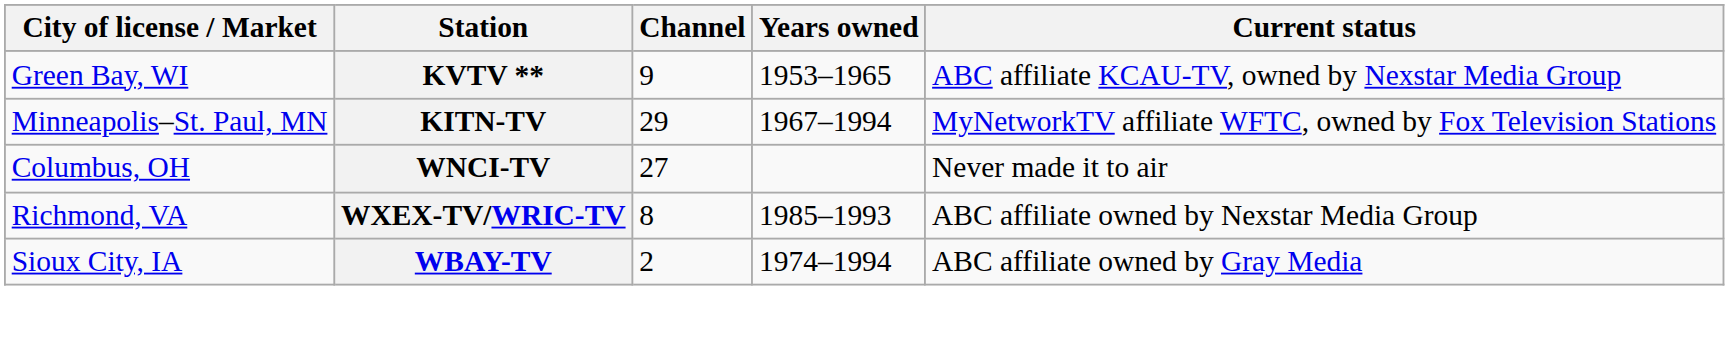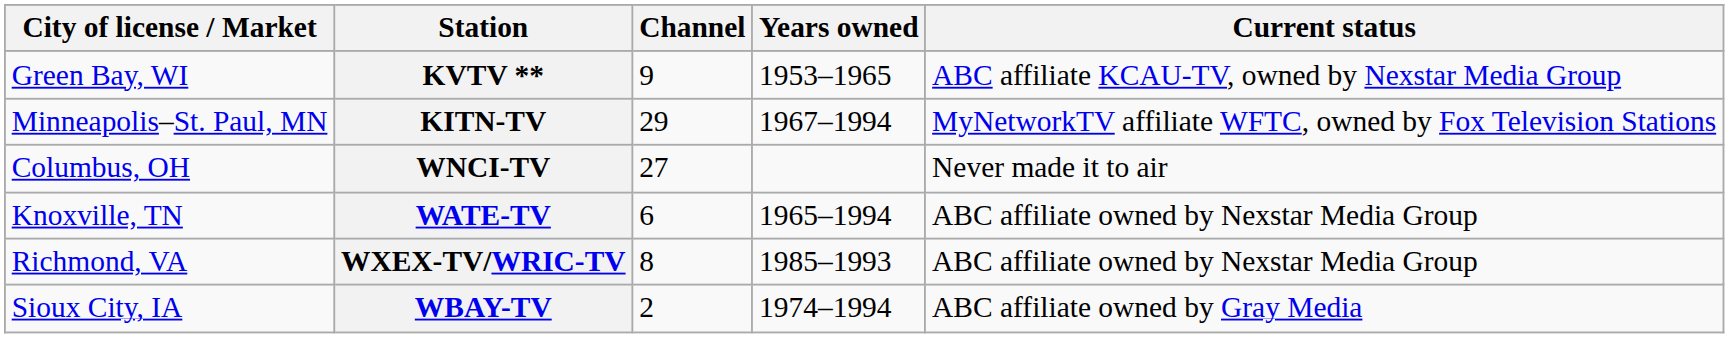+ row: (483, 214)
